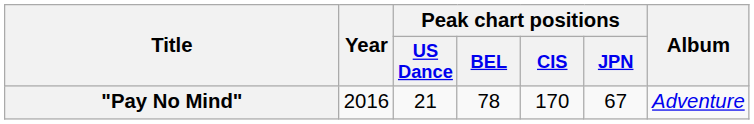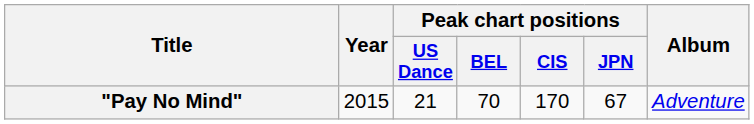(366, 102) 2016 -> (366, 102) 2015
(489, 102) 78 -> (489, 102) 70
